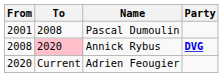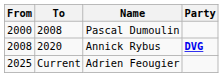(19, 30) 2001 -> (19, 30) 2000
(49, 47) pink background -> (49, 47) no background
(19, 64) 2020 -> (19, 64) 2025
